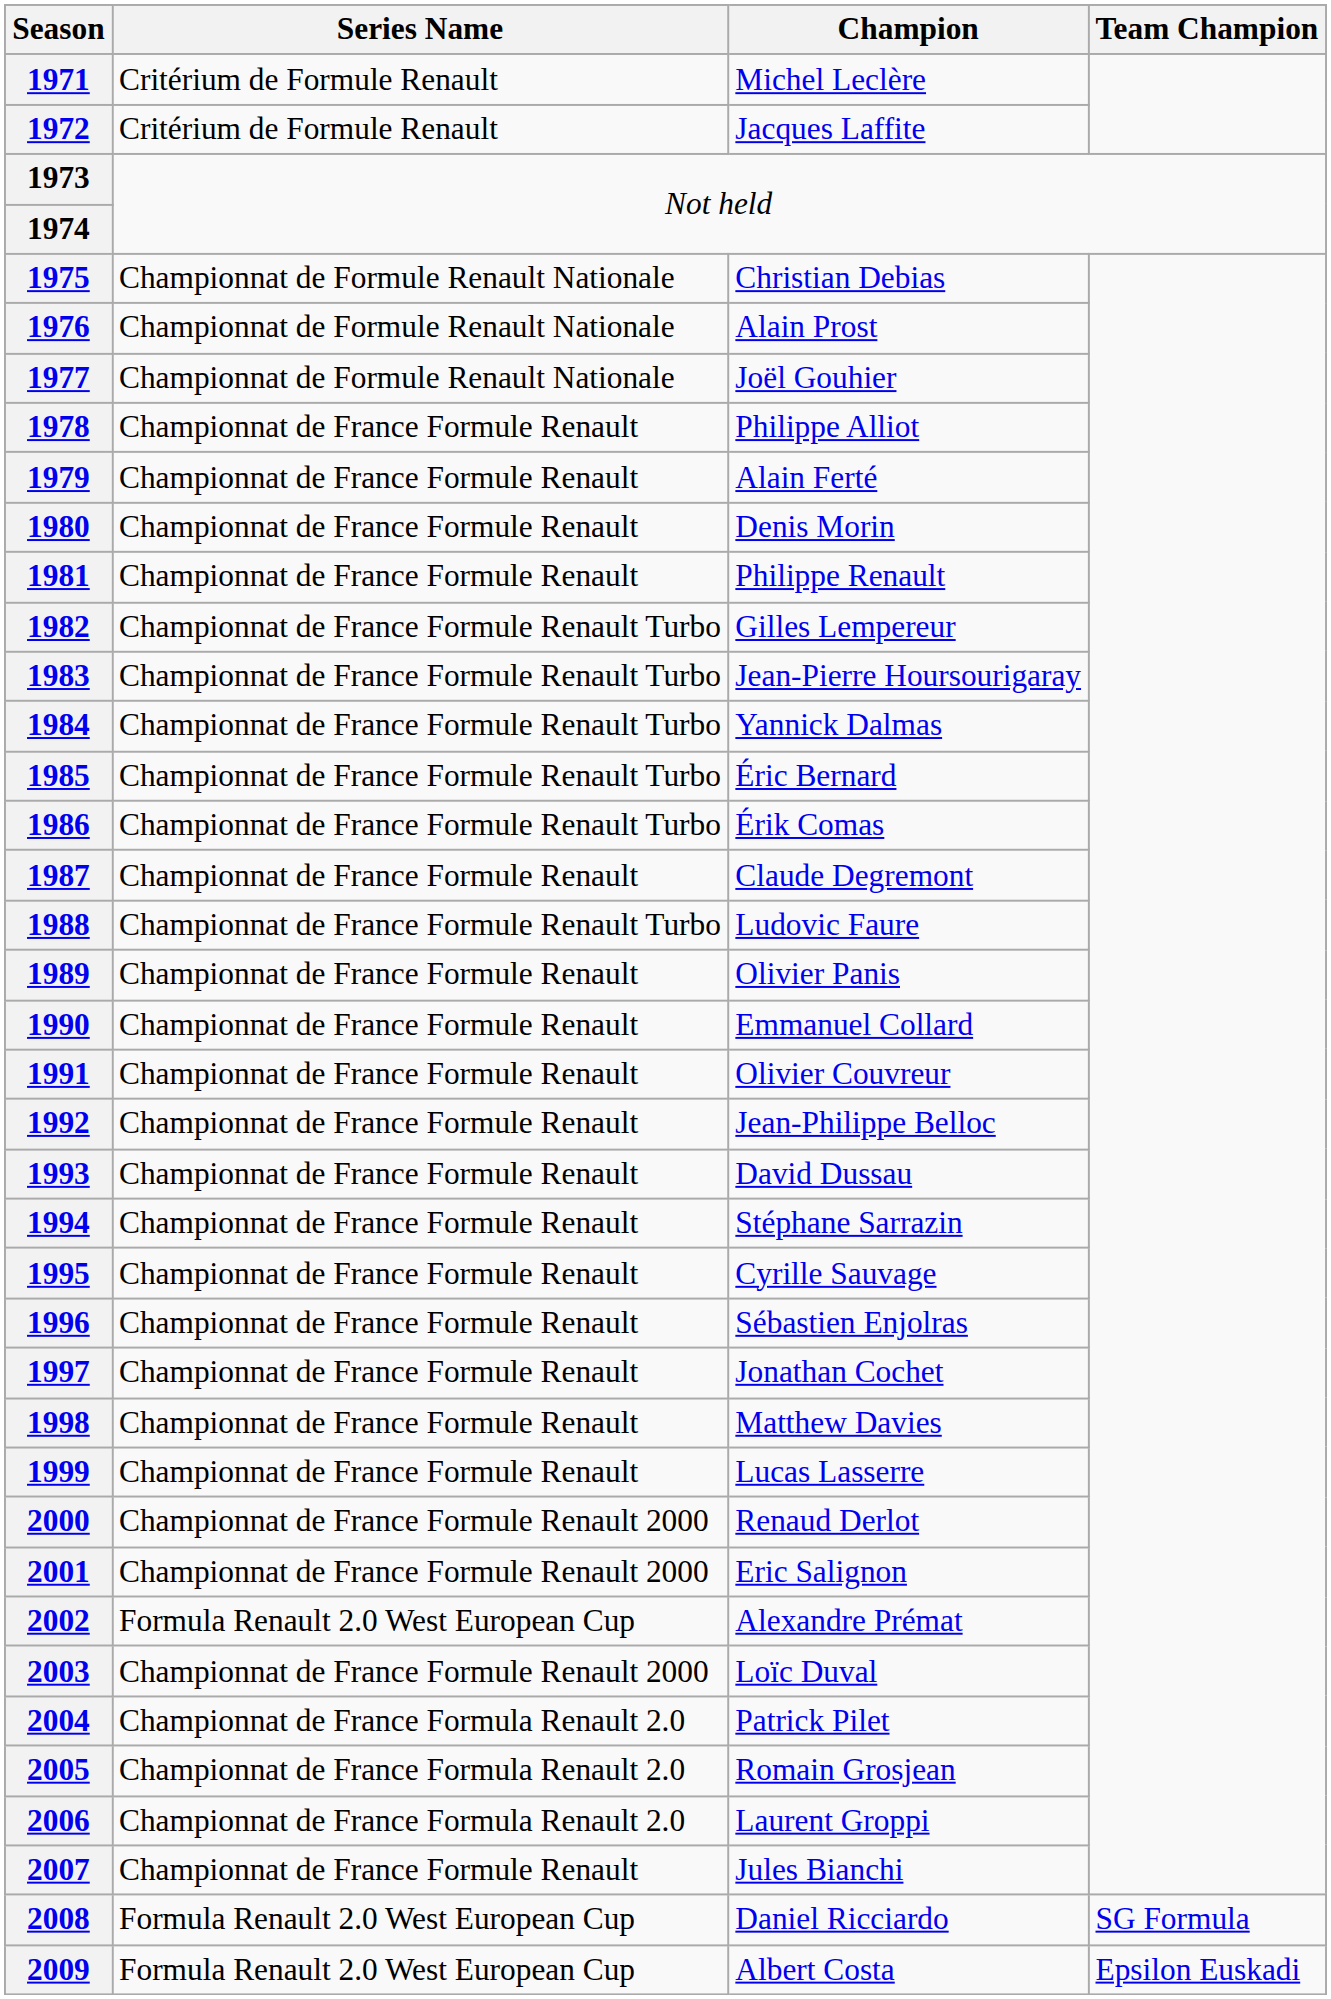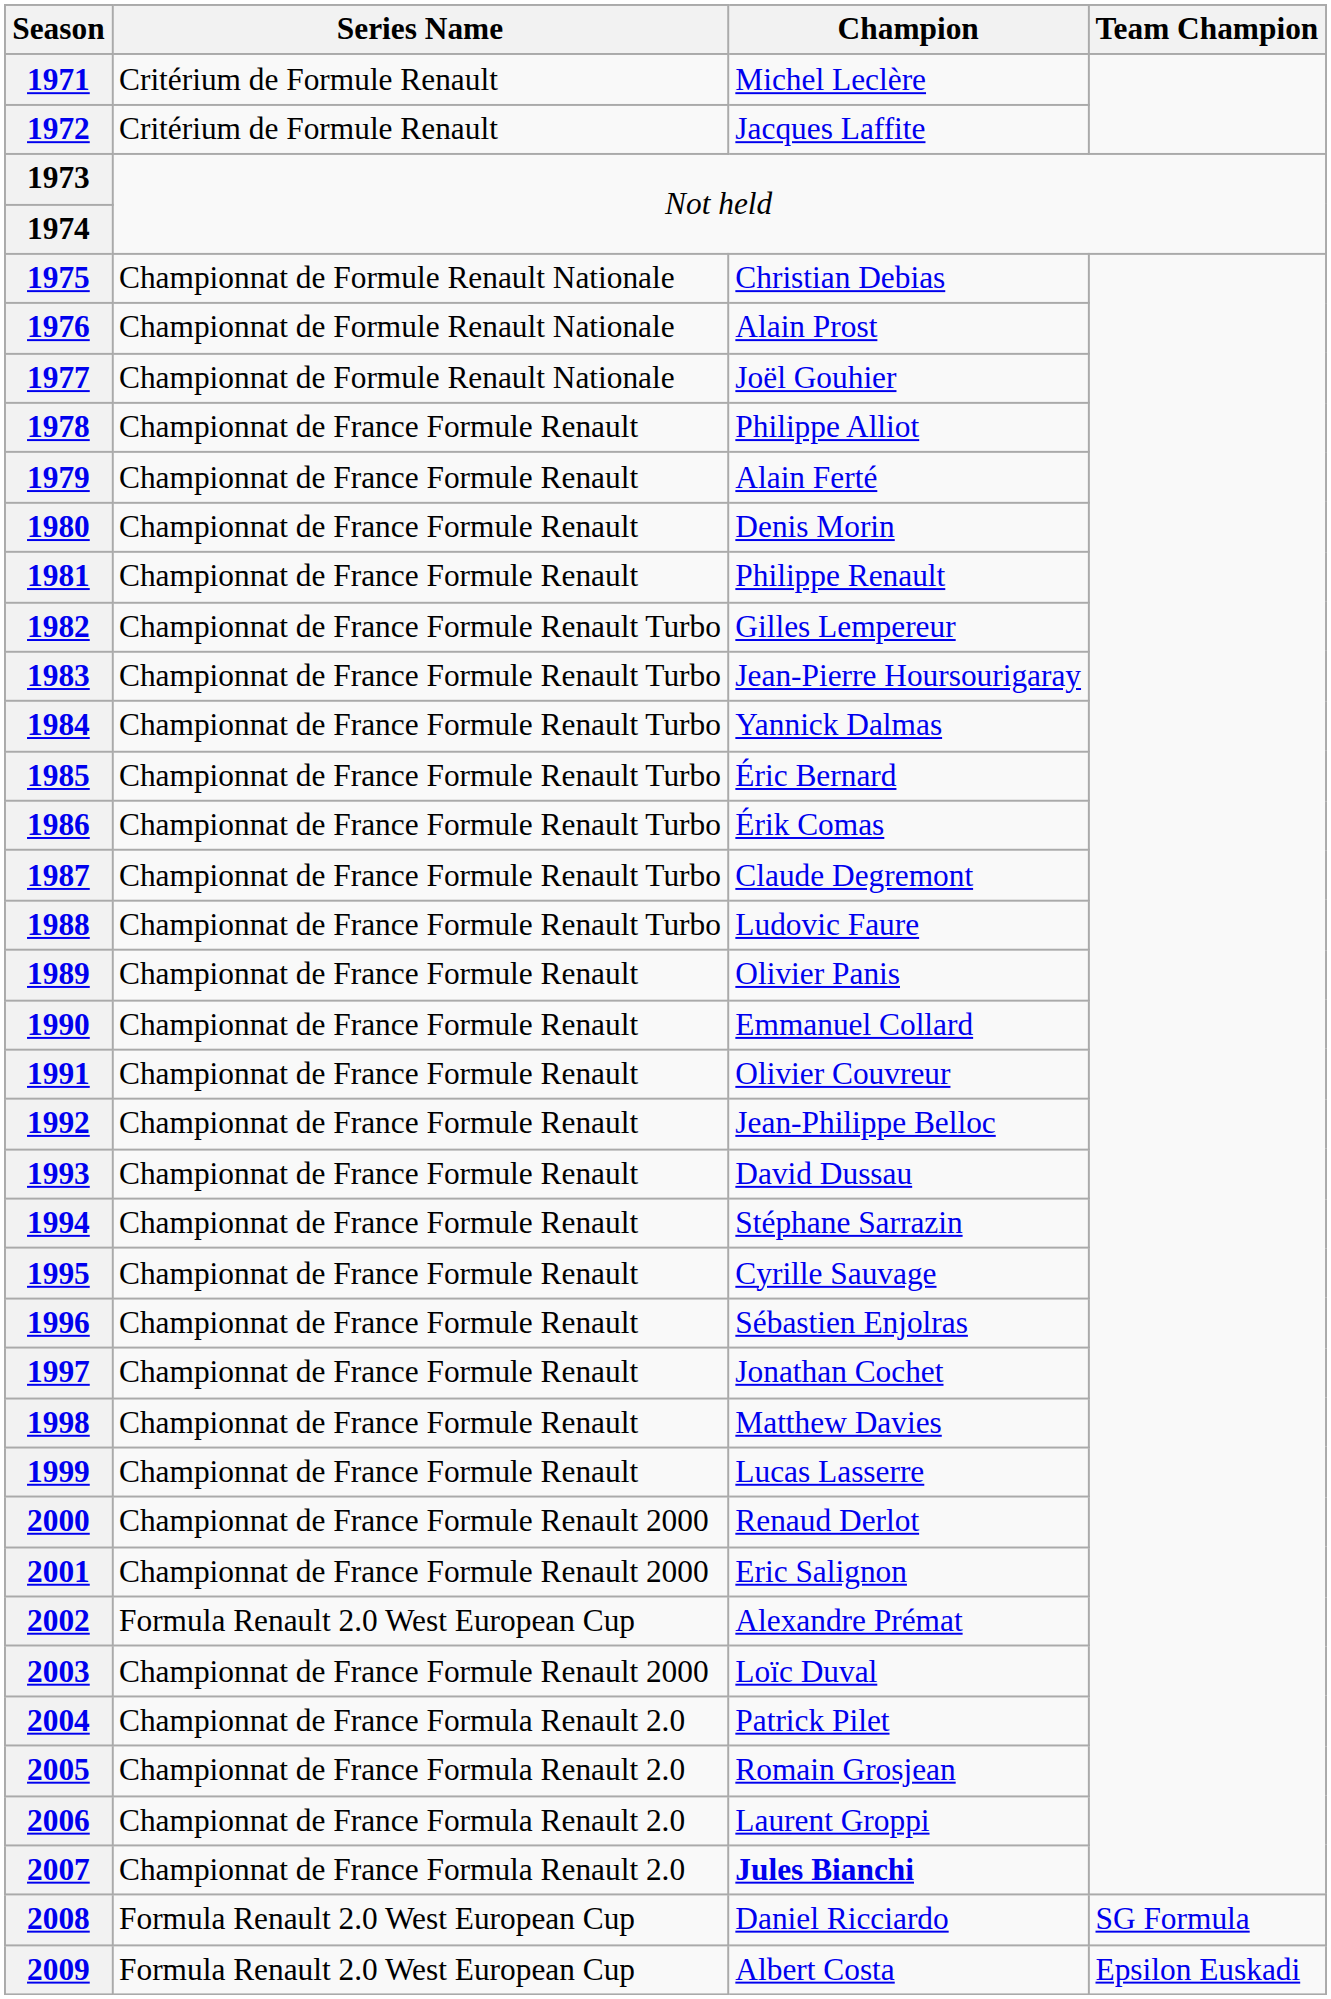(379, 874) Championnat de France Formule Renault -> (420, 874) Championnat de France Formule Renault Turbo
(379, 1869) Championnat de France Formule Renault -> (402, 1869) Championnat de France Formula Renault 2.0
(819, 1869) normal -> (825, 1869) bold
